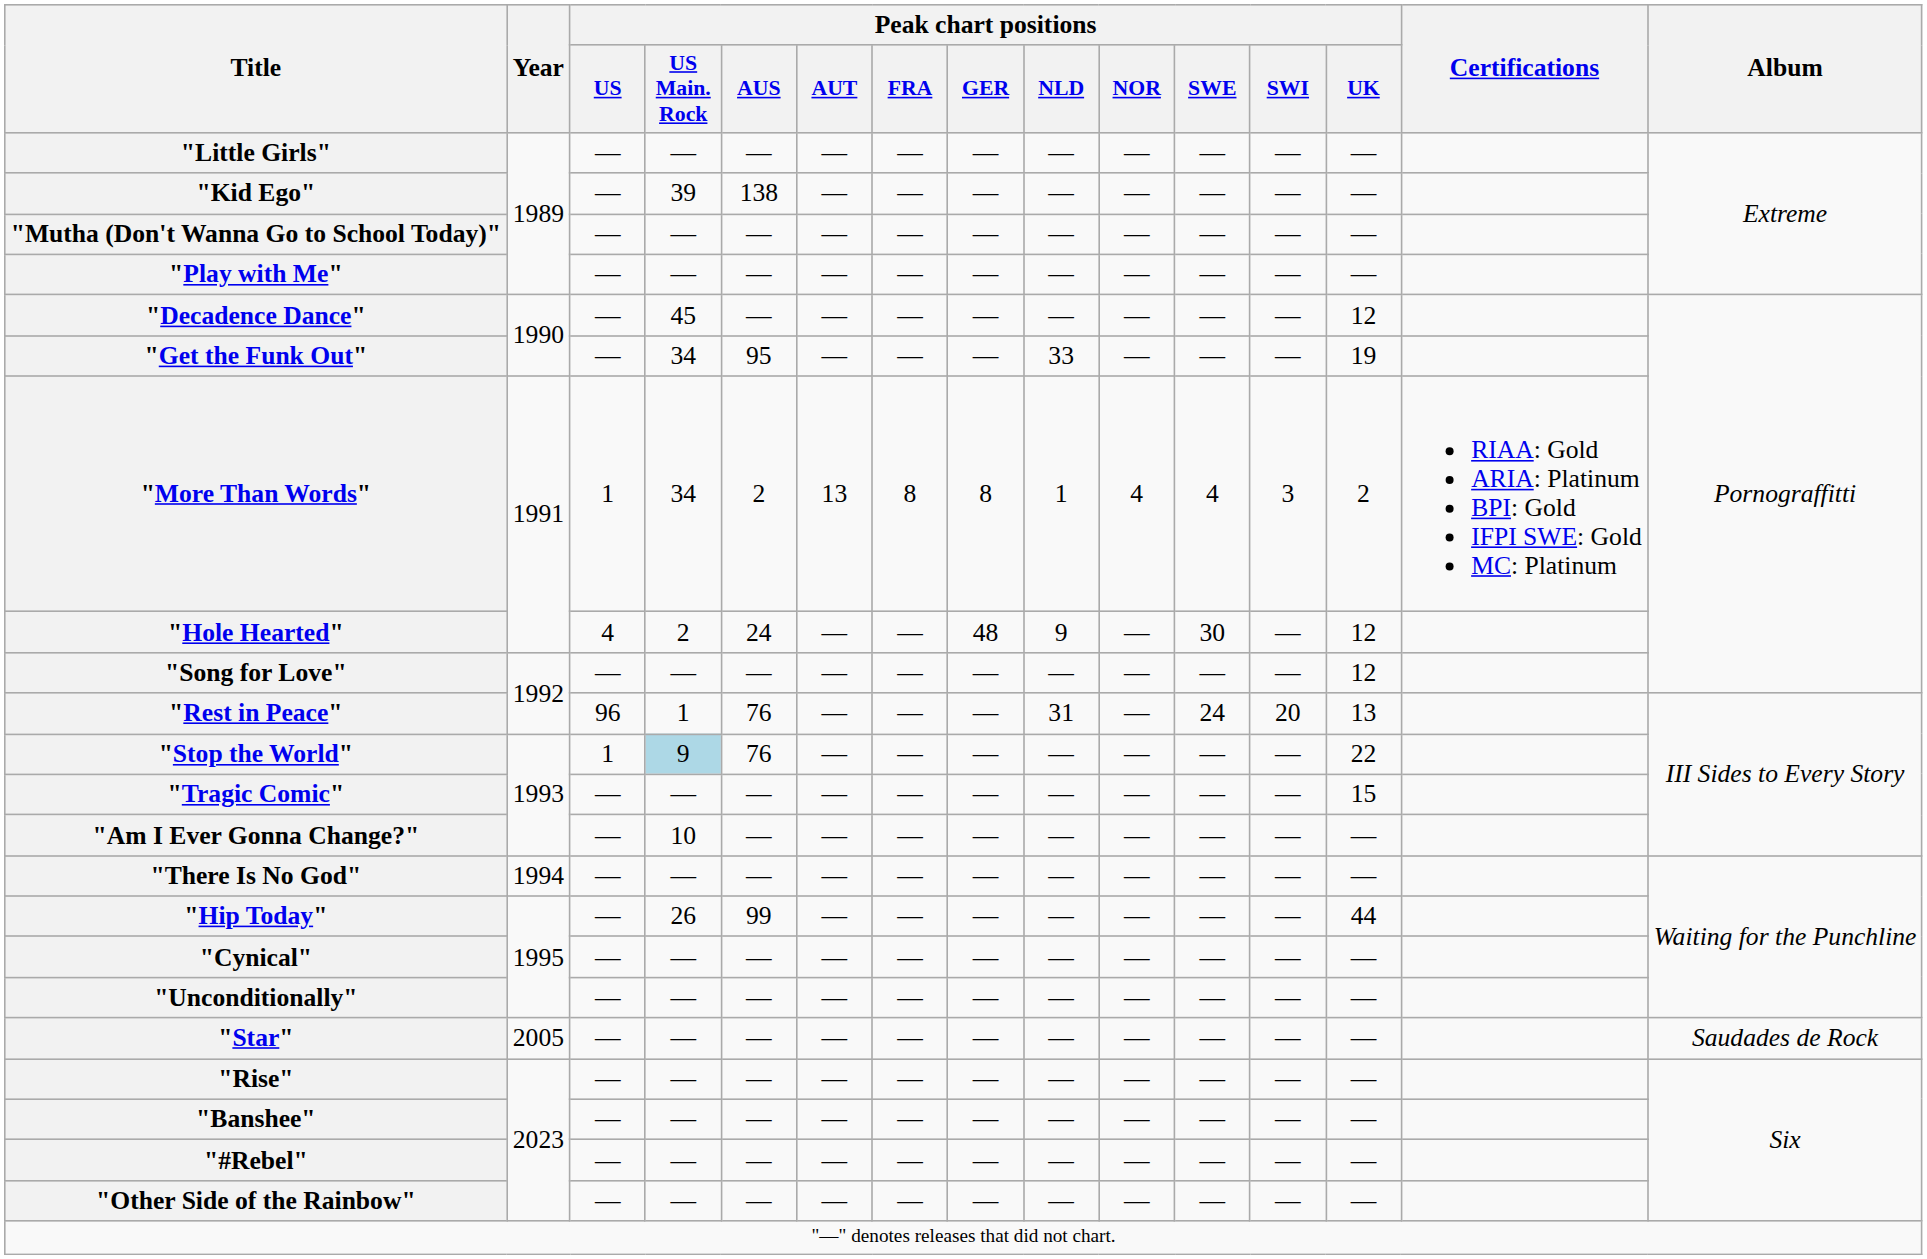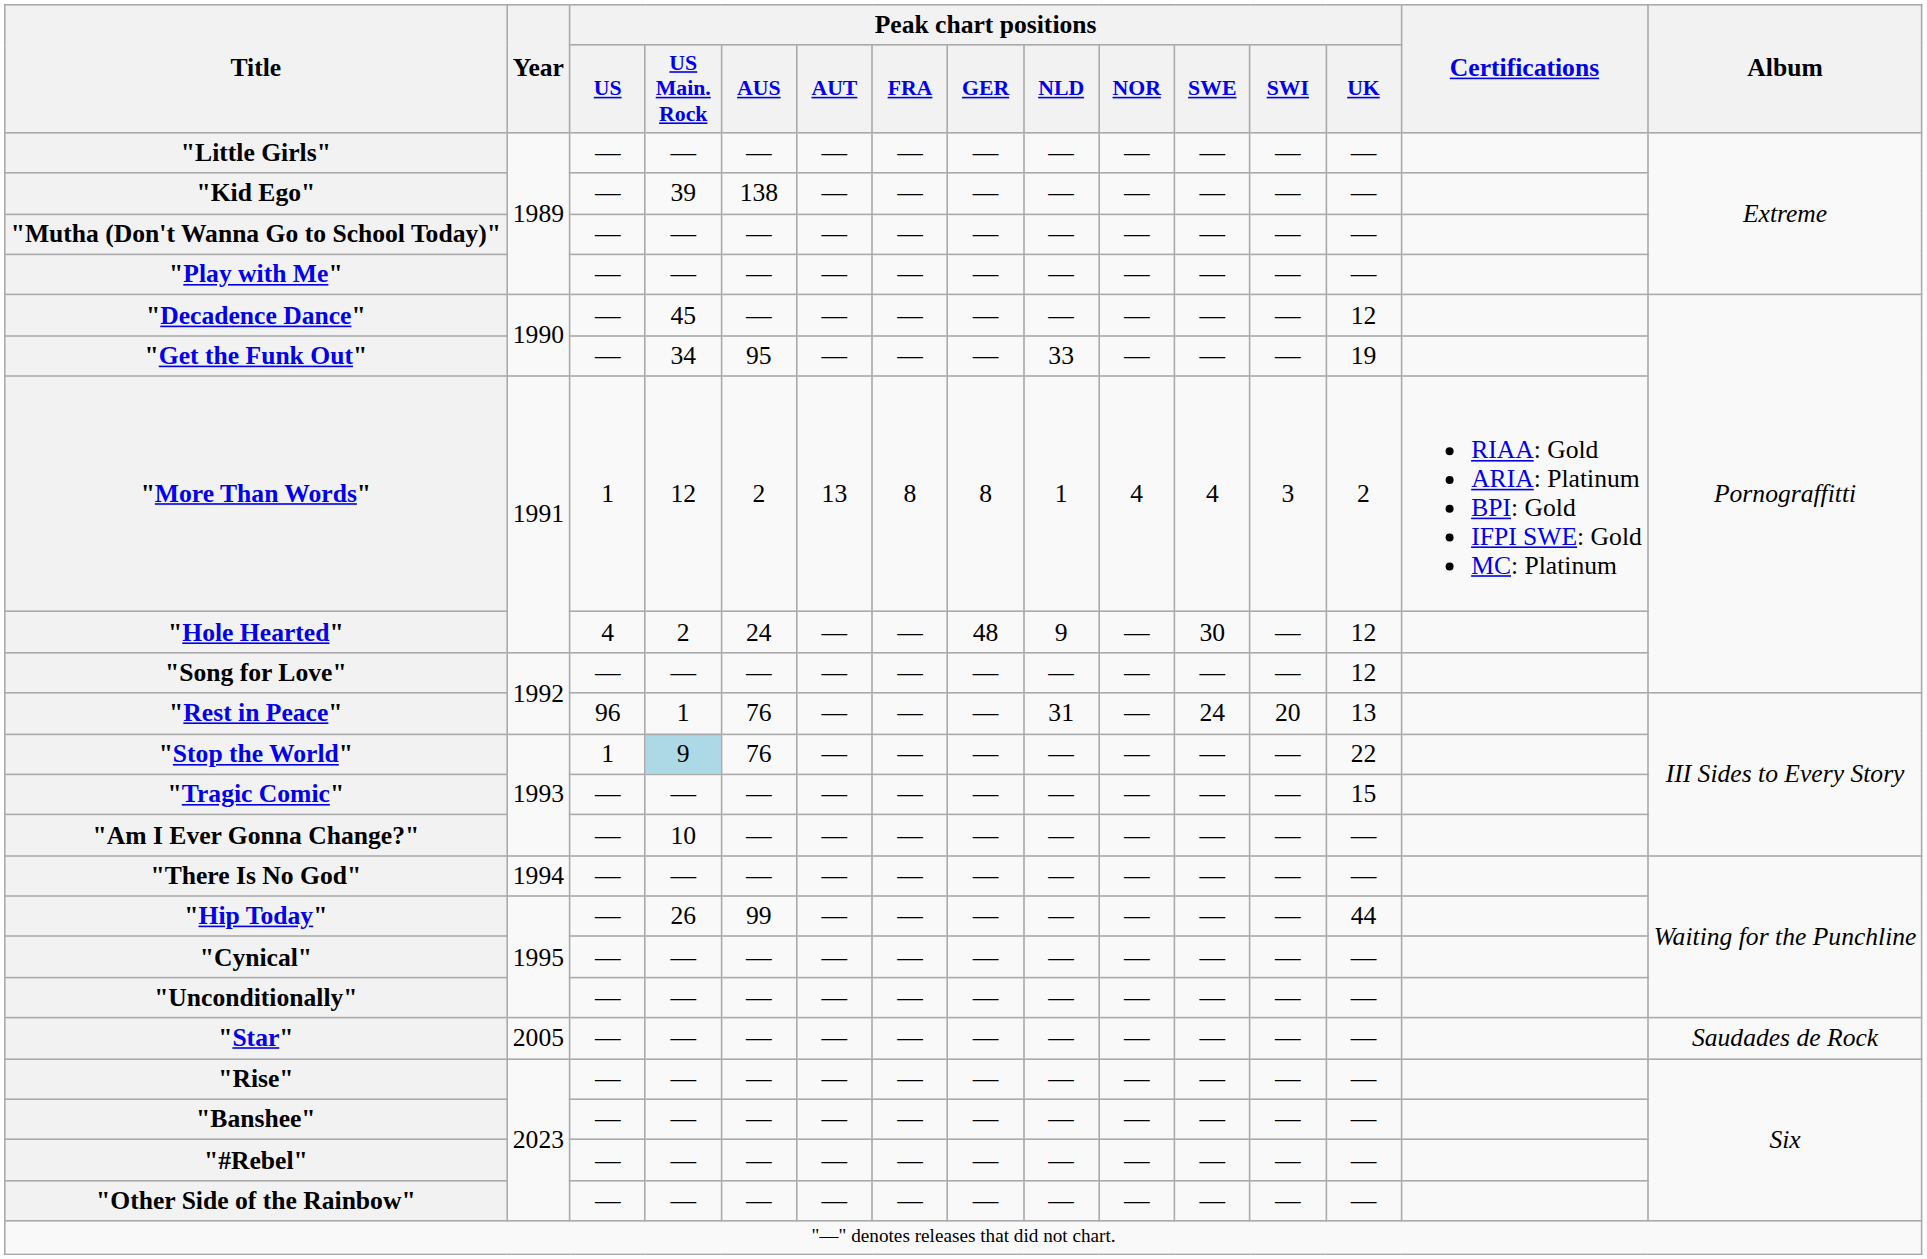(683, 493) 34 -> (683, 493) 12
